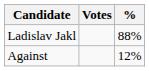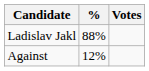columns swapped: (97, 14) <-> (130, 14)
